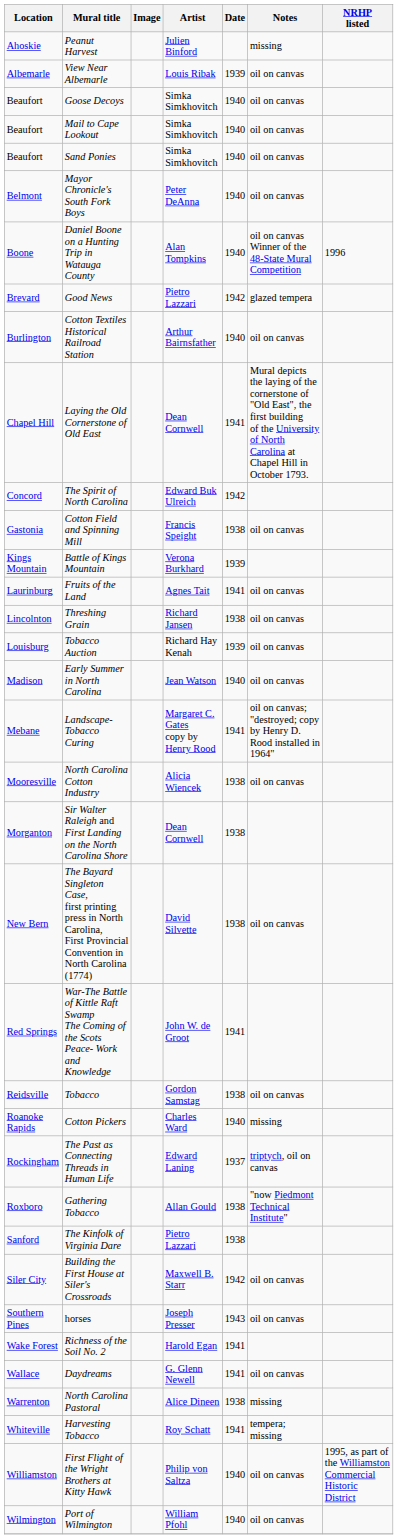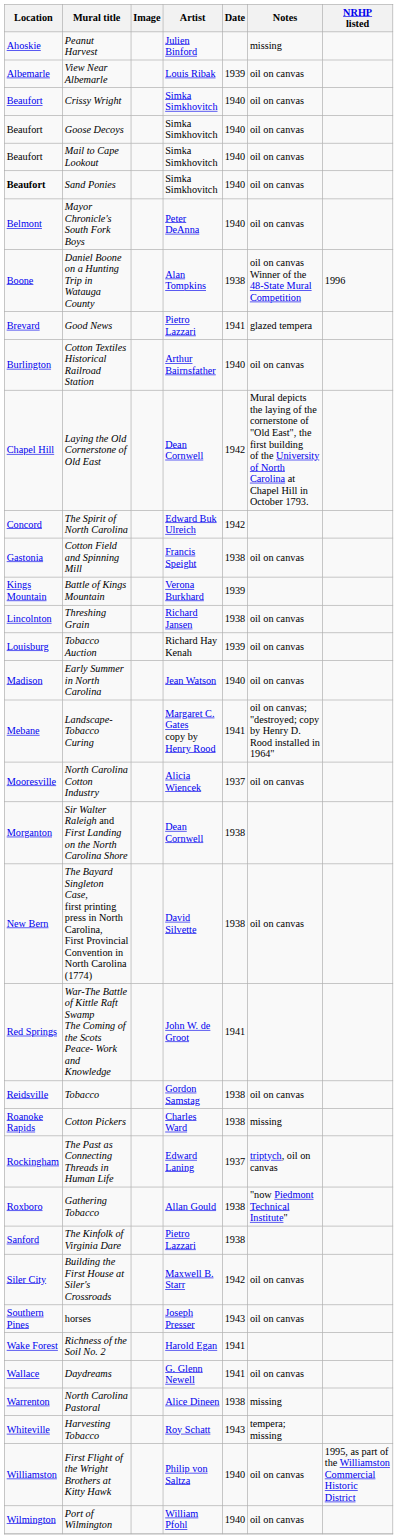+ row: (93, 101)
(25, 157) normal -> (26, 184) bold
(235, 253) 1940 -> (235, 280) 1938
(235, 298) 1942 -> (235, 325) 1941
(235, 422) 1941 -> (235, 450) 1942
- row: (90, 591)
(235, 781) 1938 -> (235, 781) 1937
(235, 1122) 1940 -> (235, 1122) 1938
(235, 1429) 1941 -> (235, 1429) 1943
